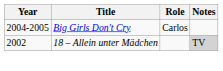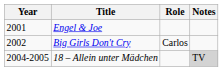+ row: (78, 27)
(28, 27) 2004-2005 -> (16, 43) 2002
(16, 43) 2002 -> (28, 58) 2004-2005
